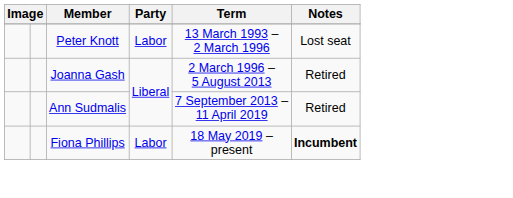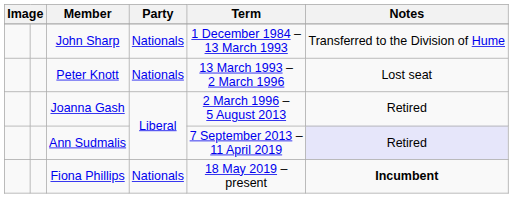+ row: (88, 41)
(151, 41) Labor -> (158, 75) Nationals
(325, 108) no background -> (407, 142) lavender background
(151, 142) Labor -> (158, 176) Nationals
